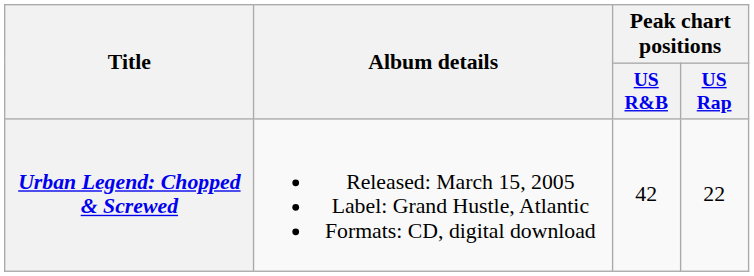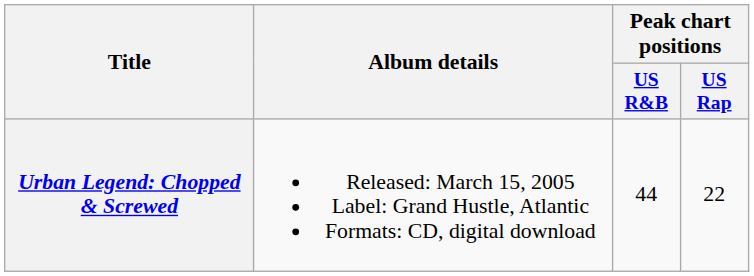(646, 194) 42 -> (646, 194) 44
